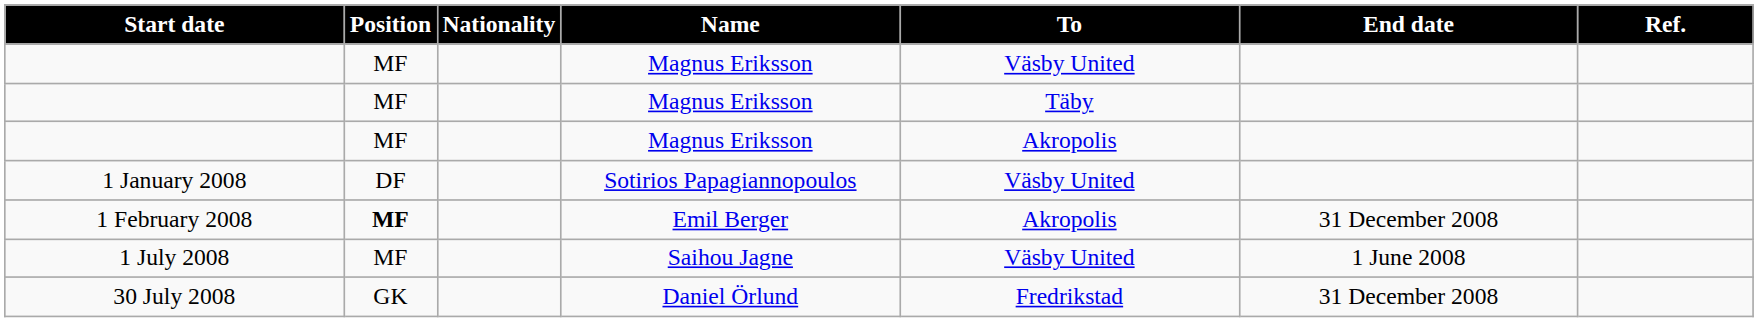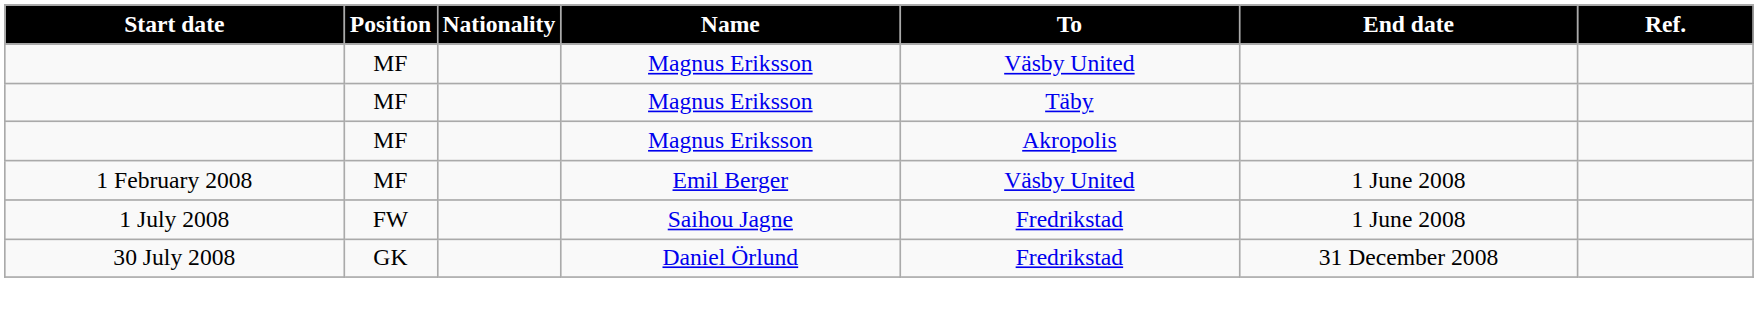- row: (174, 180)
(390, 219) bold -> (390, 180) normal
(1069, 219) Akropolis -> (1069, 180) Väsby United
(1408, 219) 31 December 2008 -> (1408, 180) 1 June 2008
(390, 258) MF -> (390, 219) FW
(1069, 258) Väsby United -> (1069, 219) Fredrikstad
